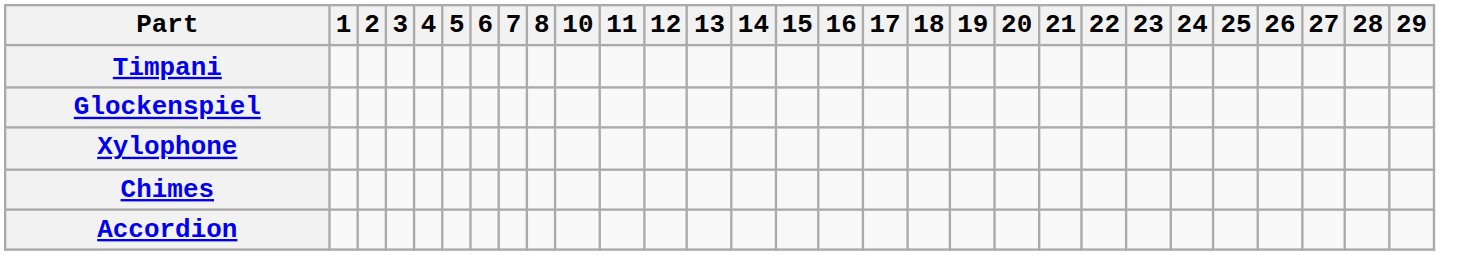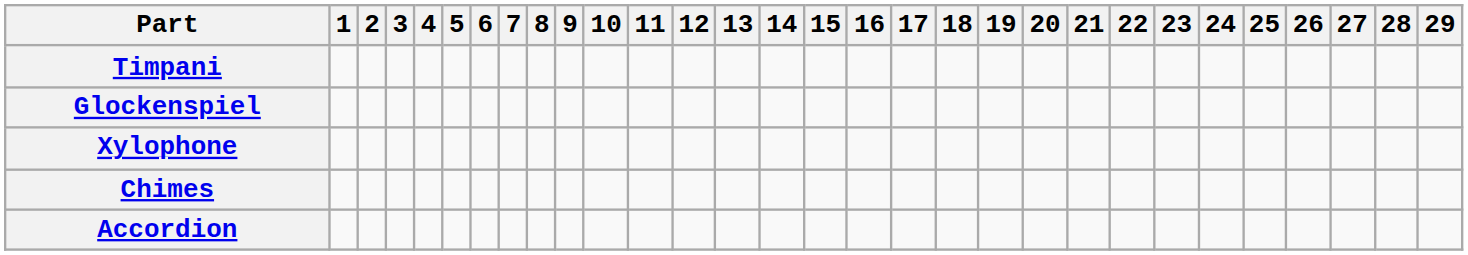+ column: (570, 26)
